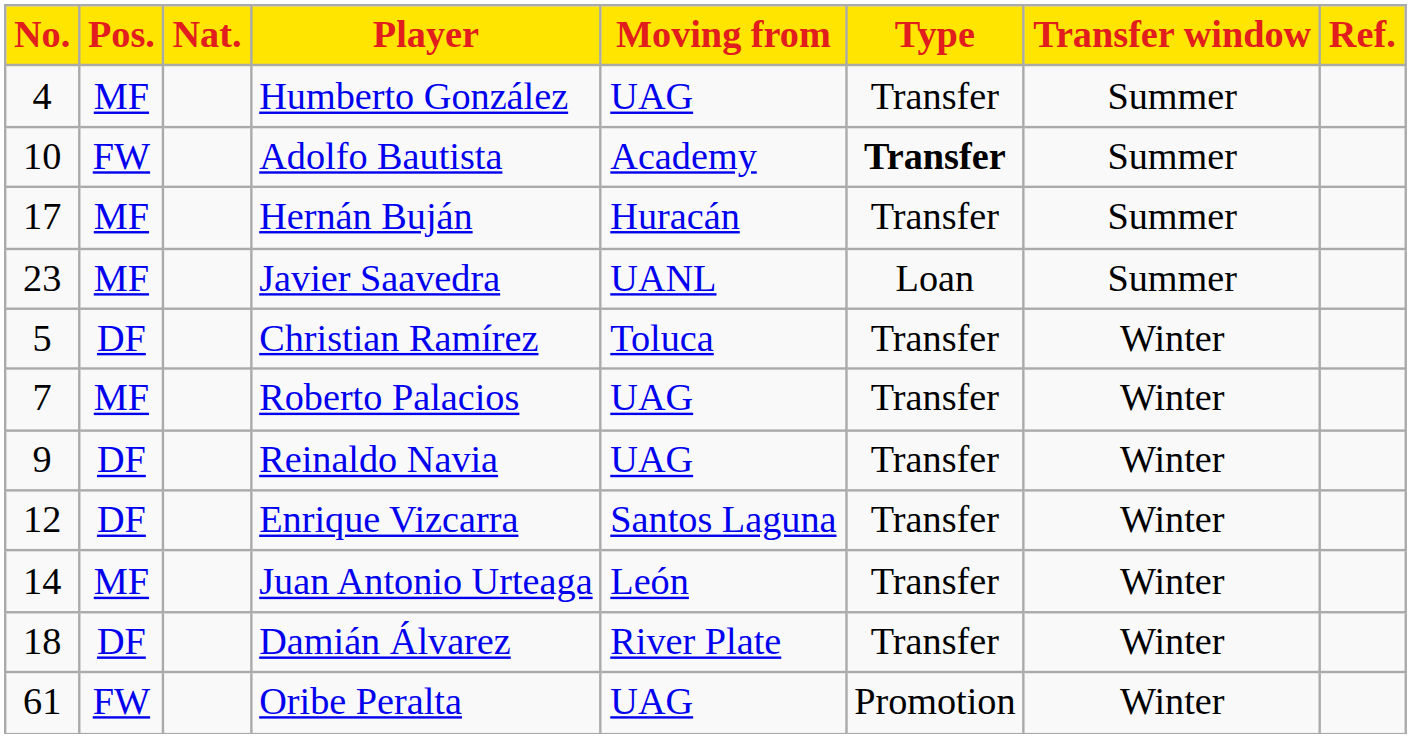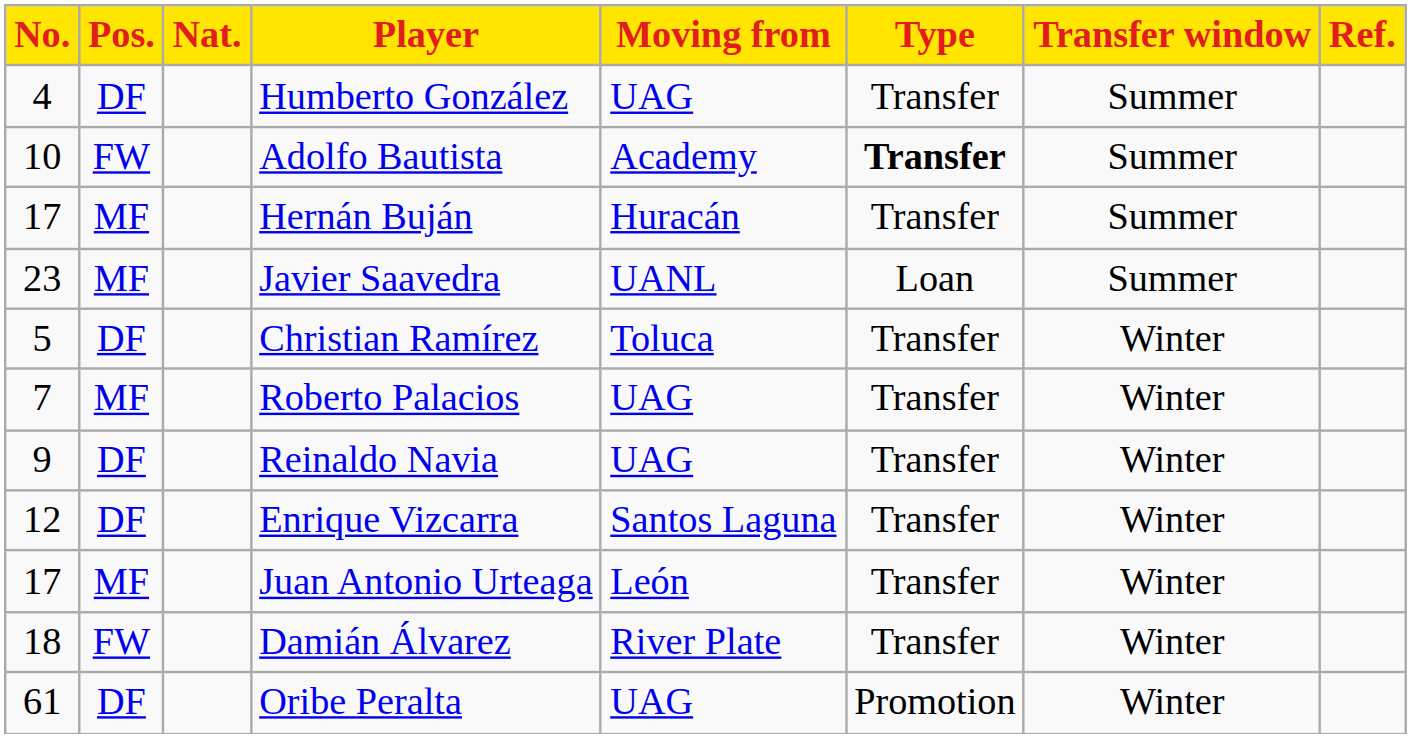(121, 95) MF -> (121, 95) DF
(42, 580) 14 -> (42, 580) 17
(121, 641) DF -> (121, 641) FW
(121, 701) FW -> (121, 701) DF
